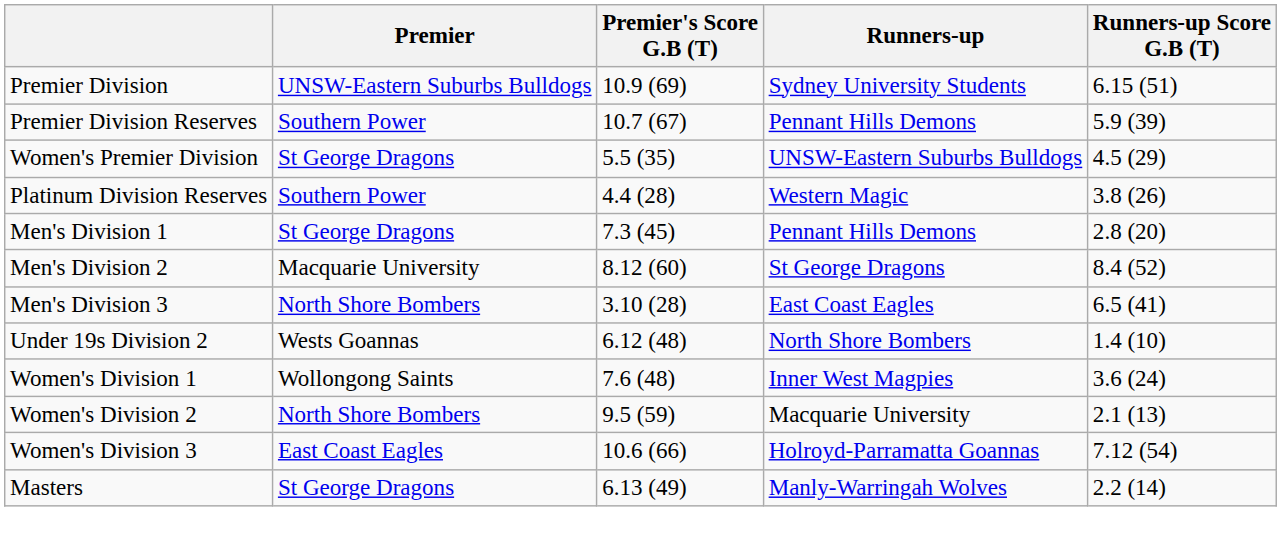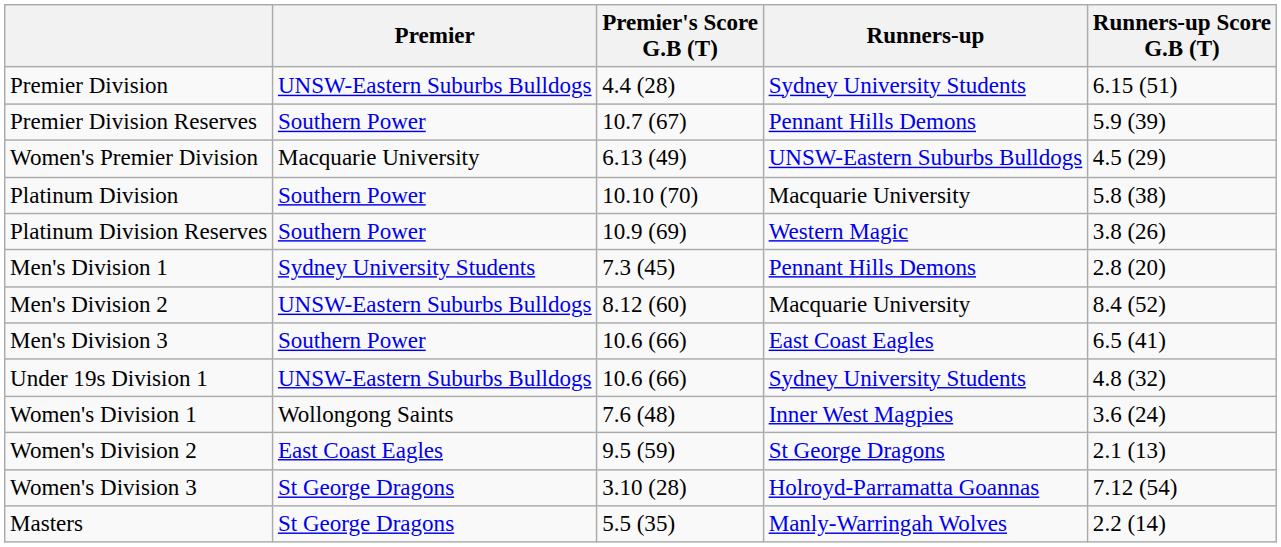(644, 85) 10.9 (69) -> (639, 85) 4.4 (28)
(366, 158) St George Dragons -> (379, 158) Macquarie University
(639, 158) 5.5 (35) -> (644, 158) 6.13 (49)
+ row: (94, 194)
(639, 194) 4.4 (28) -> (644, 231) 10.9 (69)
(366, 231) St George Dragons -> (407, 267) Sydney University Students
(379, 267) Macquarie University -> (435, 304) UNSW-Eastern Suburbs Bulldogs
(857, 267) St George Dragons -> (869, 304) Macquarie University
(379, 304) North Shore Bombers -> (352, 341) Southern Power
(644, 304) 3.10 (28) -> (644, 341) 10.6 (66)
+ row: (109, 377)
- row: (109, 341)
(379, 414) North Shore Bombers -> (360, 450) East Coast Eagles
(869, 414) Macquarie University -> (857, 450) St George Dragons
(360, 450) East Coast Eagles -> (366, 487) St George Dragons
(644, 450) 10.6 (66) -> (644, 487) 3.10 (28)
(644, 487) 6.13 (49) -> (639, 523) 5.5 (35)
